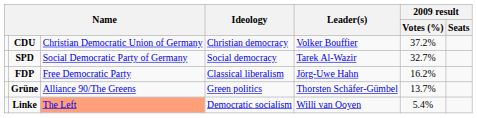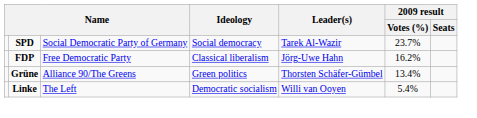- row: (25, 43)
(423, 58) 32.7% -> (408, 43) 23.7%
(423, 89) 13.7% -> (408, 74) 13.4%
(60, 105) lightsalmon background -> (60, 89) no background
